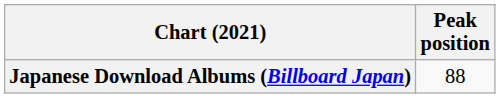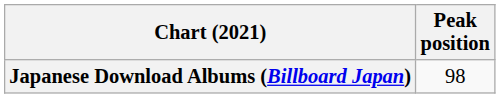(455, 76) 88 -> (455, 76) 98
